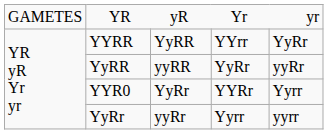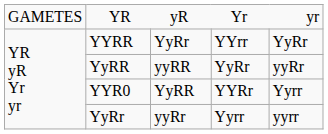(174, 41) YyRR -> (172, 41) YyRr
(172, 91) YyRr -> (174, 91) YyRR
